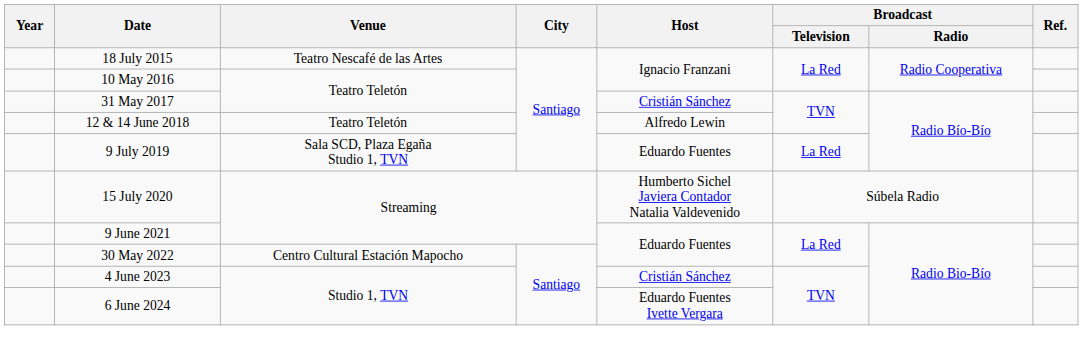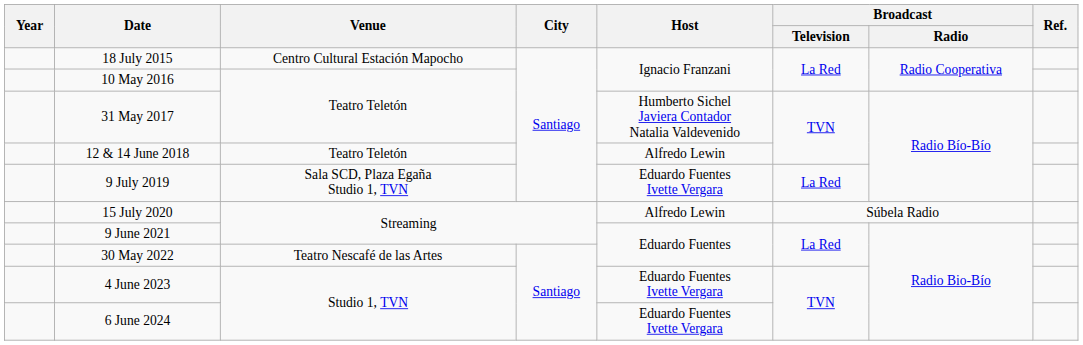(368, 58) Teatro Nescafé de las Artes -> (368, 58) Centro Cultural Estación Mapocho
(685, 101) Cristián Sánchez -> (685, 116) Humberto Sichel Javiera Contador Natalia Valdevenido
(685, 152) Eduardo Fuentes -> (685, 182) Eduardo Fuentes Ivette Vergara
(685, 196) Humberto Sichel Javiera Contador Natalia Valdevenido -> (685, 212) Alfredo Lewin
(368, 255) Centro Cultural Estación Mapocho -> (368, 255) Teatro Nescafé de las Artes
(685, 276) Cristián Sánchez -> (685, 284) Eduardo Fuentes Ivette Vergara
